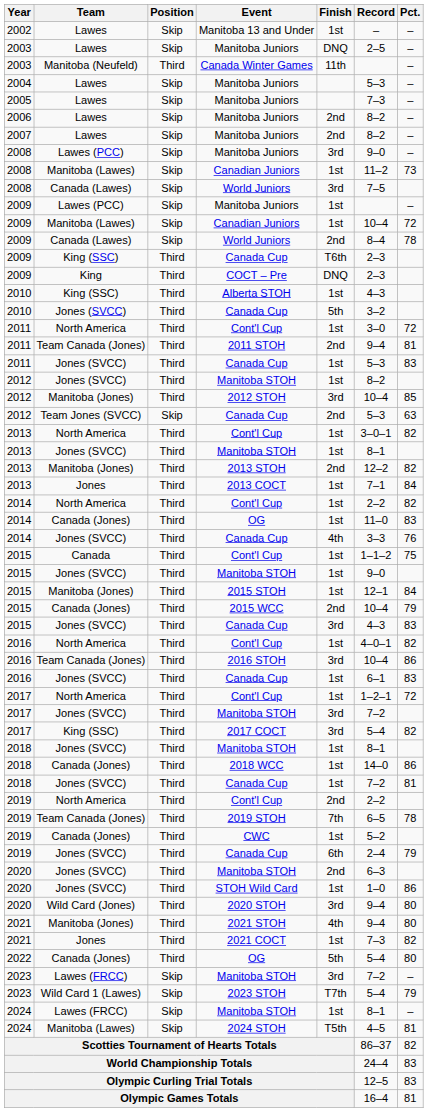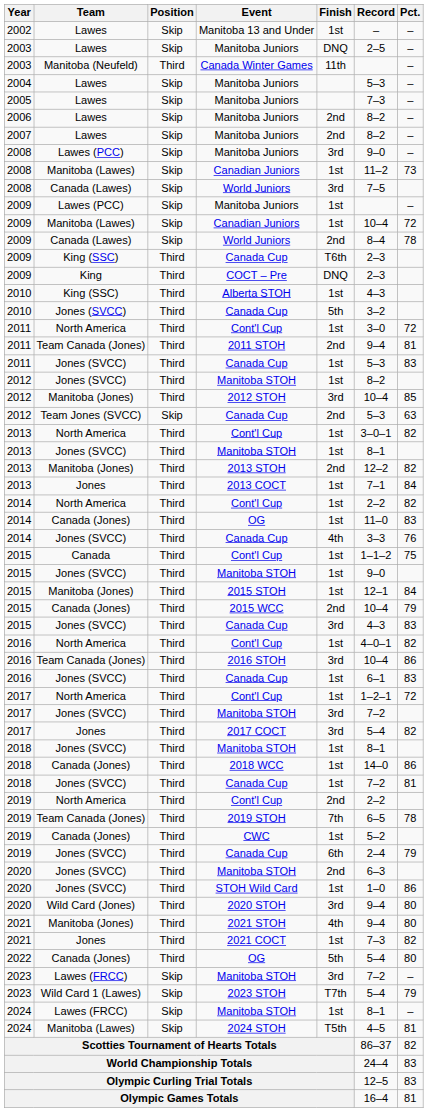(91, 731) King (SSC) -> (91, 731) Jones
